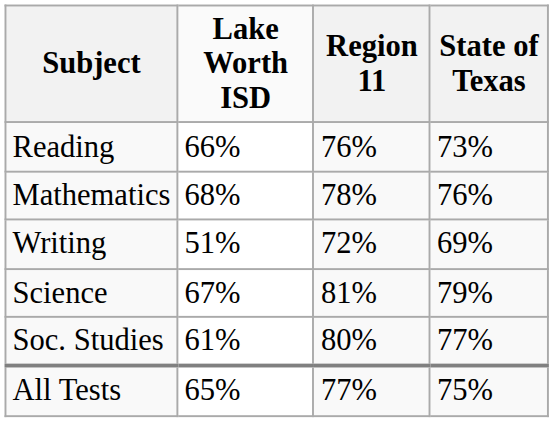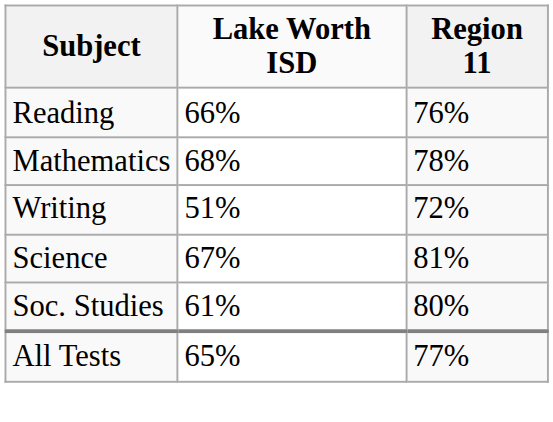- column: (489, 63)
